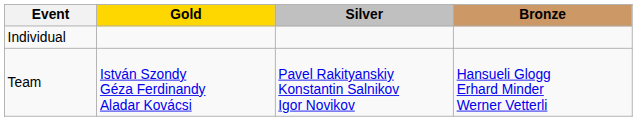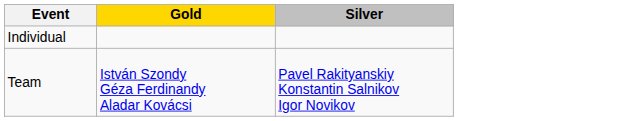- column: (543, 15)
